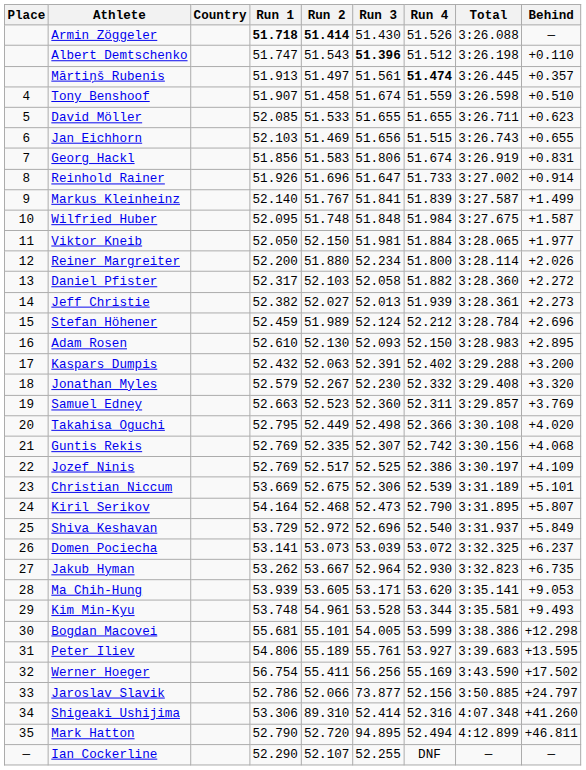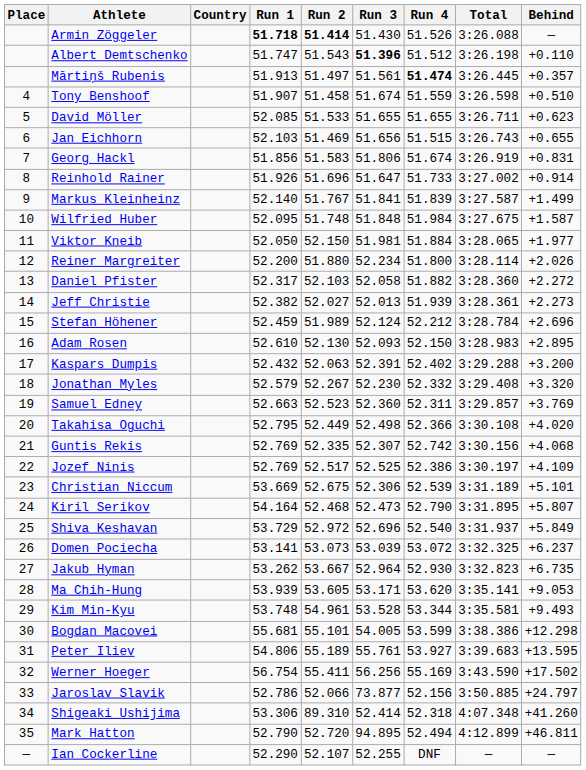(429, 714) 52.316 -> (429, 714) 52.318
